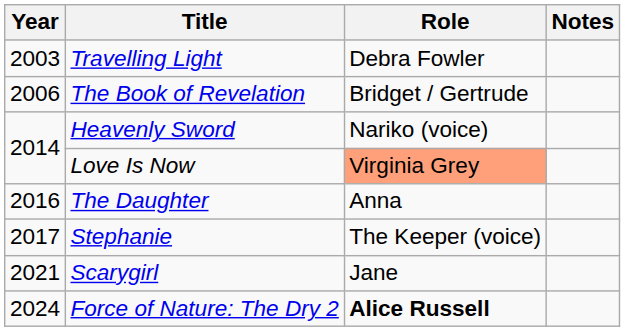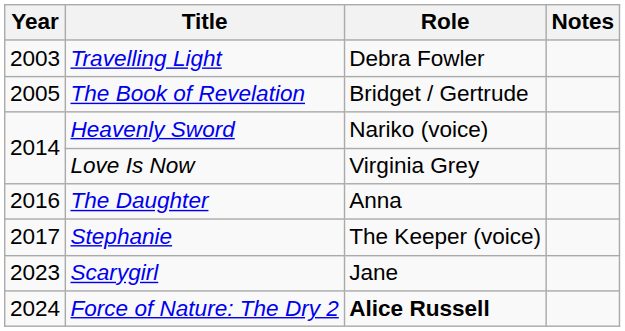(35, 93) 2006 -> (35, 93) 2005
(414, 165) lightsalmon background -> (414, 165) no background
(35, 272) 2021 -> (35, 272) 2023
